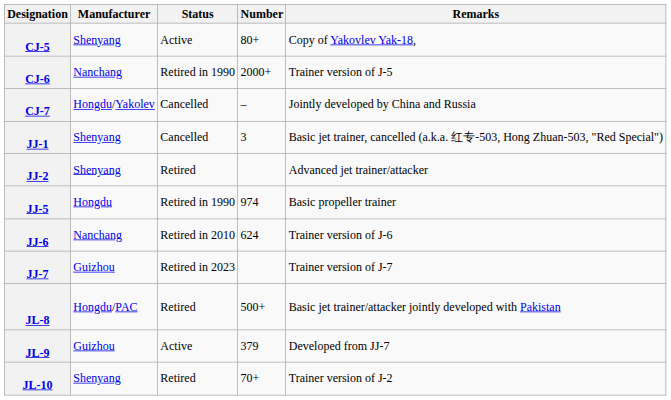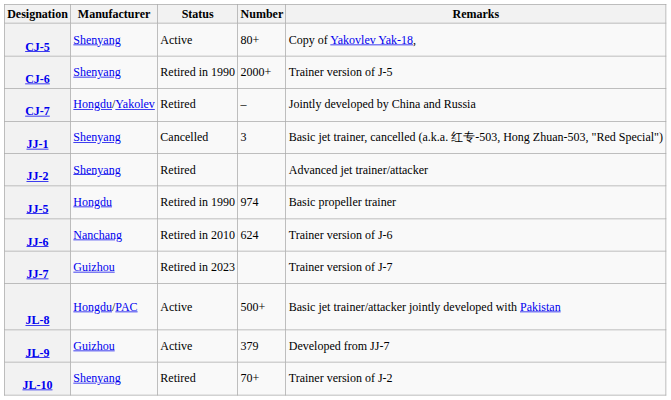(98, 72) Nanchang -> (97, 72) Shenyang
(184, 104) Cancelled -> (178, 104) Retired
(178, 306) Retired -> (176, 306) Active
